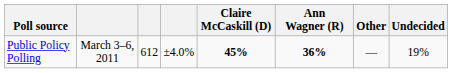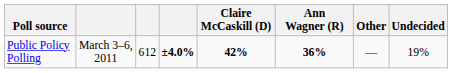(179, 51) normal -> (178, 51) bold
(236, 51) 45% -> (236, 51) 42%
